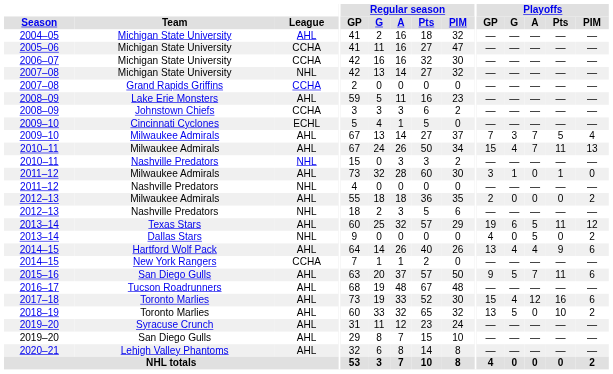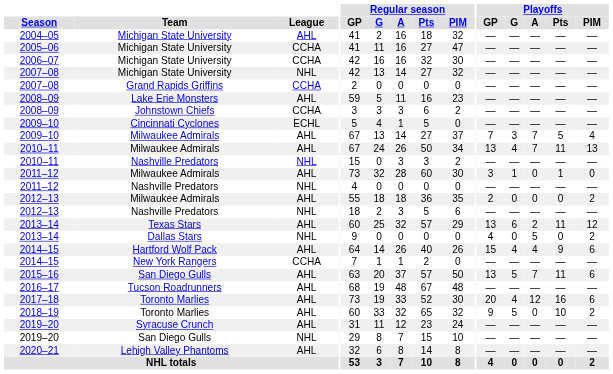(491, 149) 15 -> (491, 149) 13
(491, 224) 19 -> (491, 224) 13
(535, 224) 5 -> (535, 224) 2
(491, 249) 13 -> (491, 249) 15
(491, 275) 9 -> (491, 275) 13
(491, 300) 15 -> (491, 300) 20
(491, 312) 13 -> (491, 312) 9
(307, 338) AHL -> (307, 338) NHL
